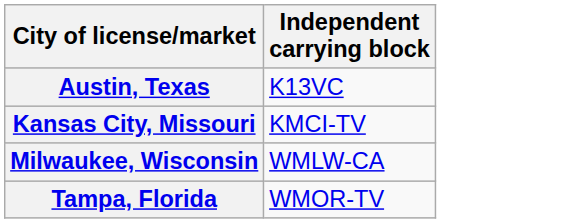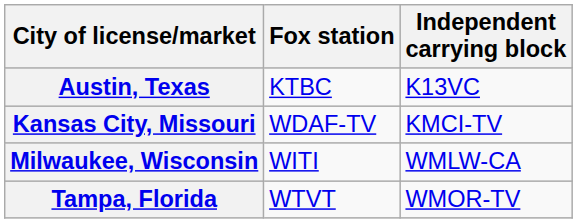+ column: (332, 36)
